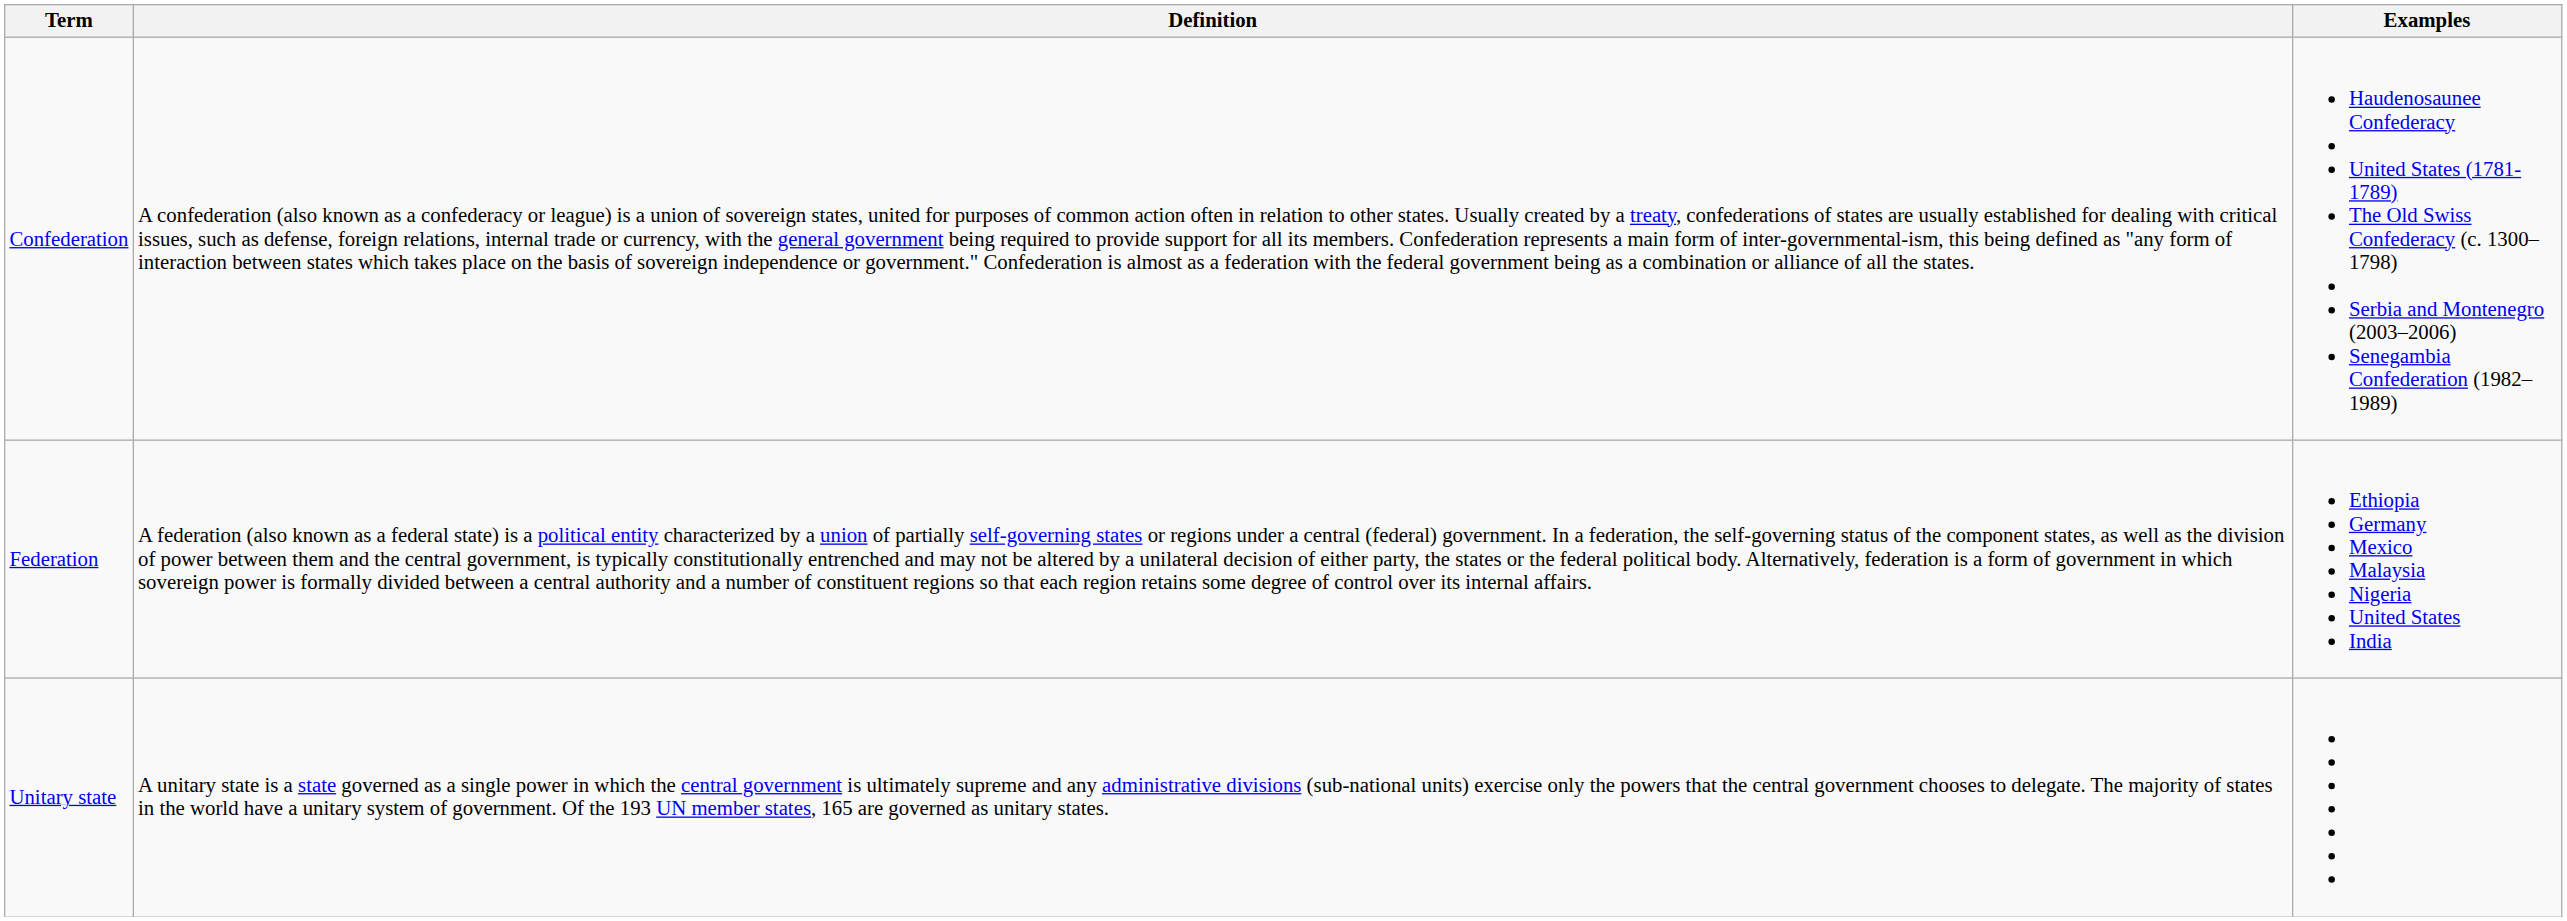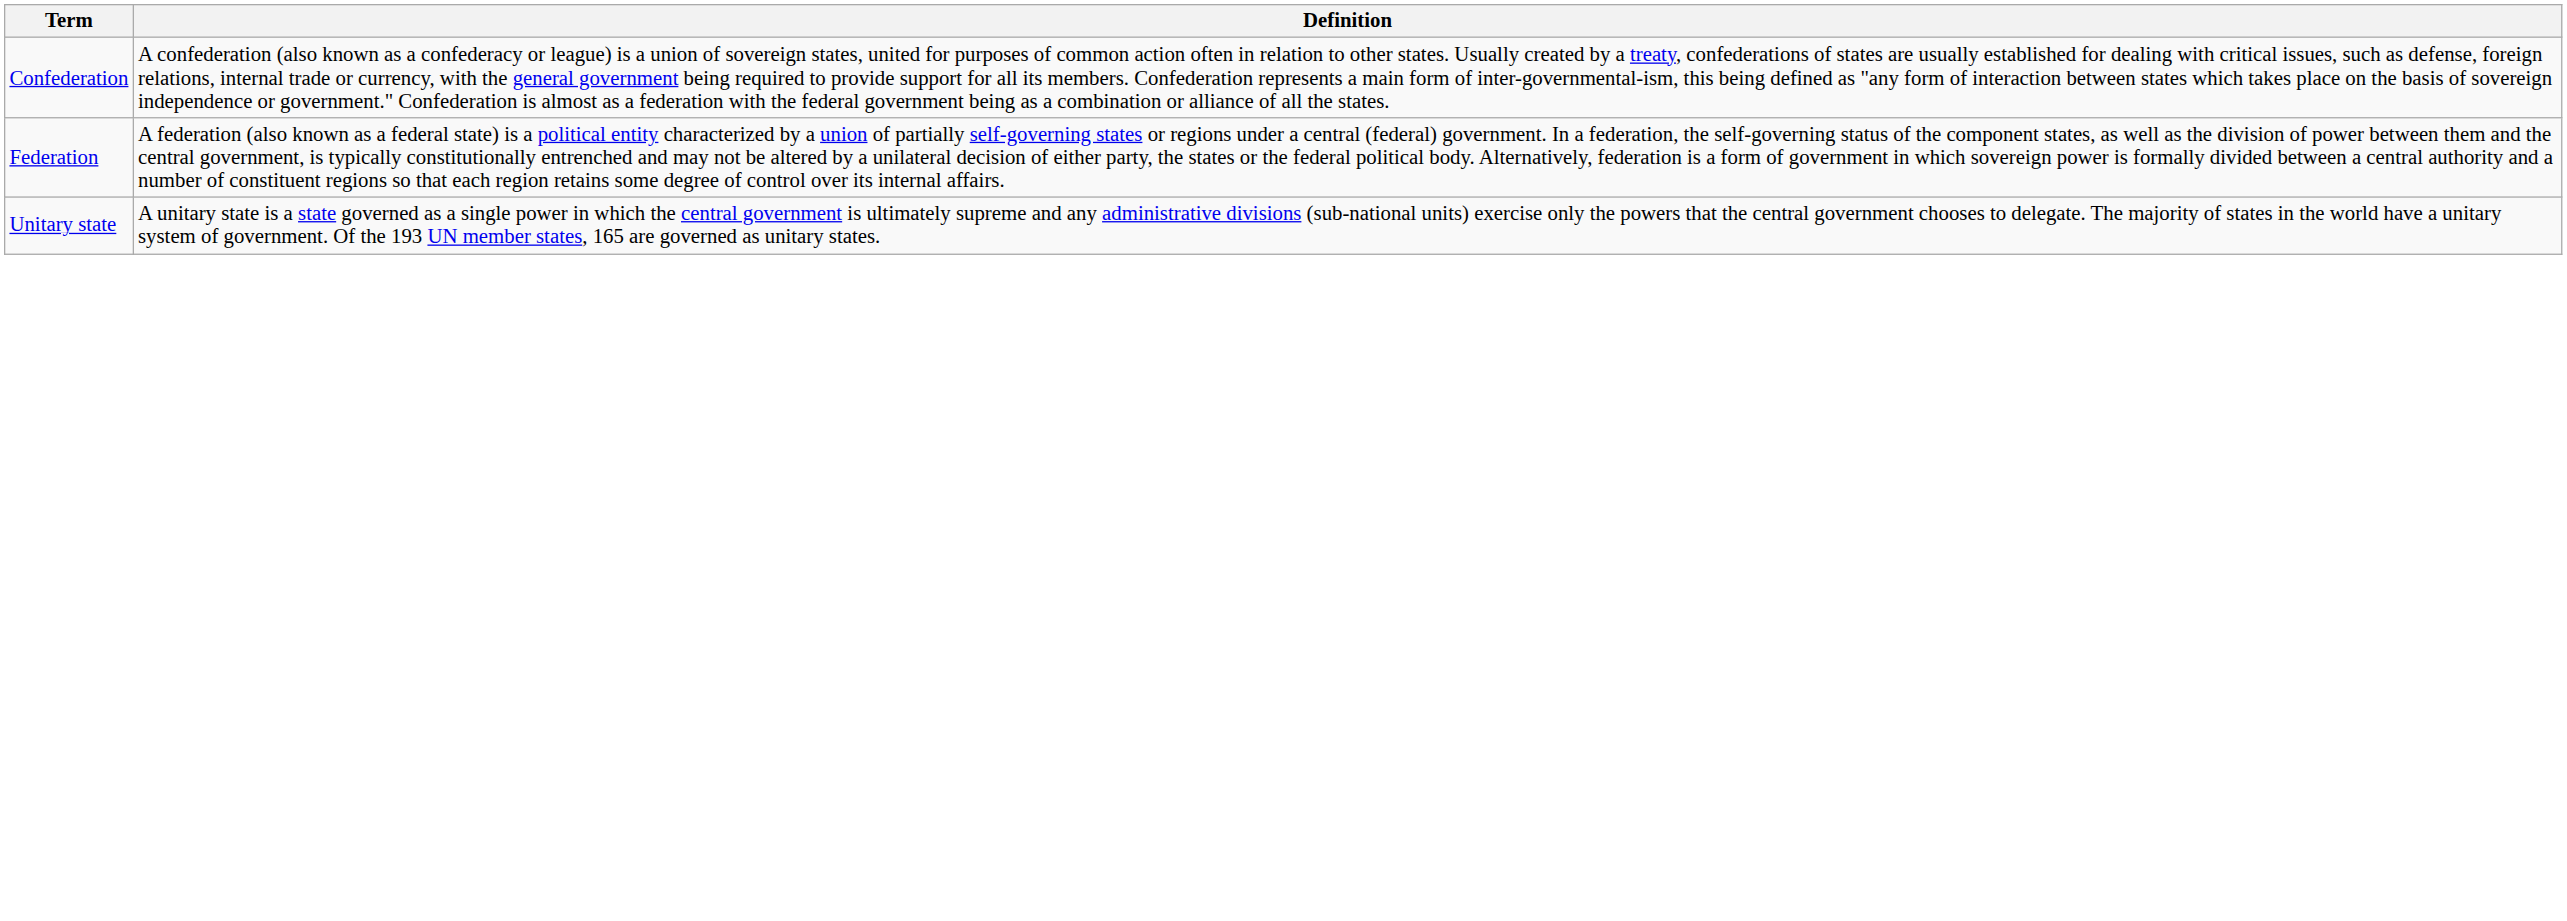- column: (2427, 20)
